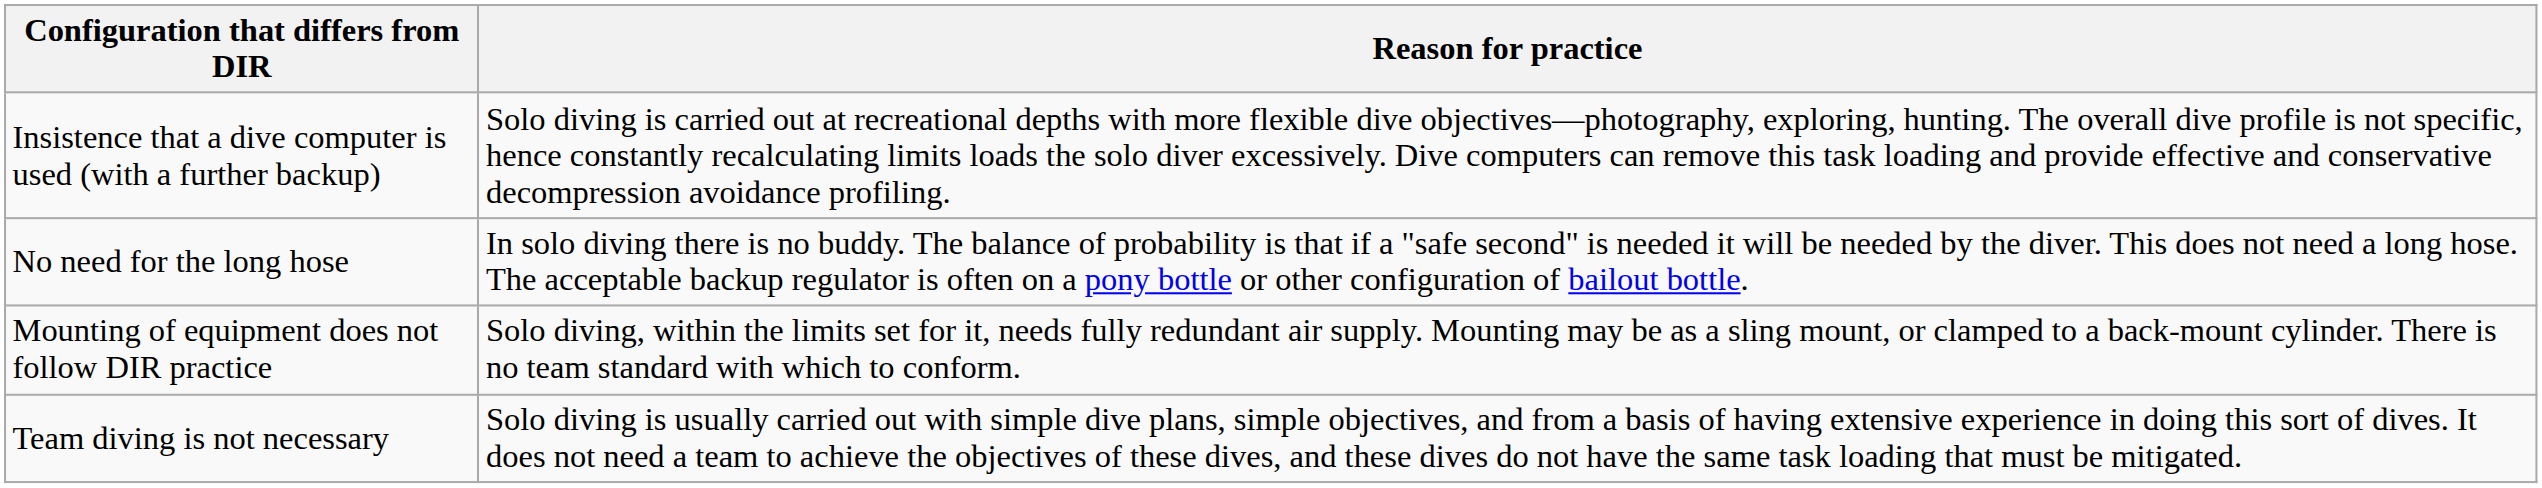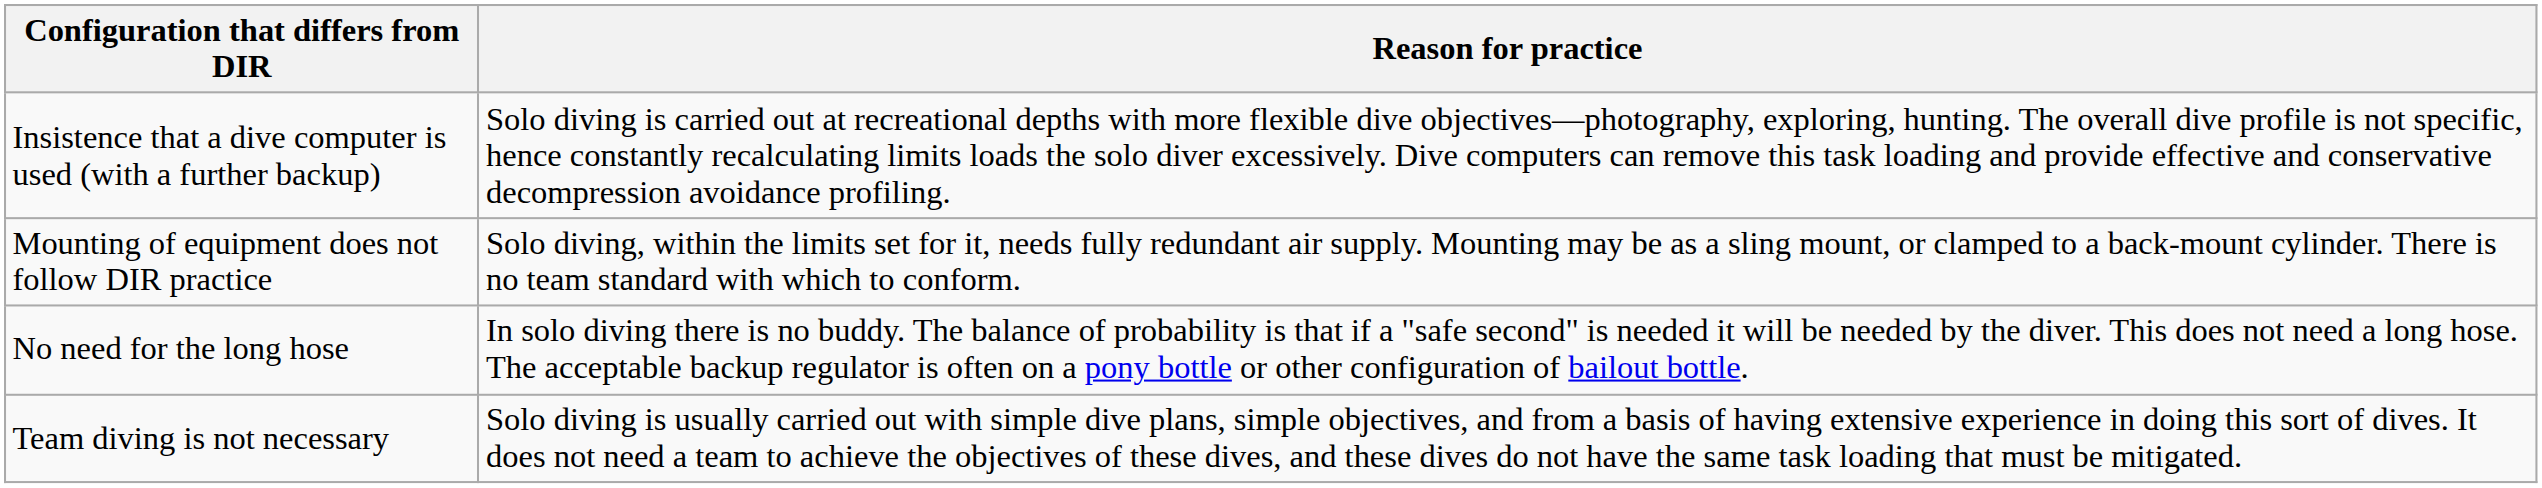rows swapped: (181, 261) <-> (225, 349)
